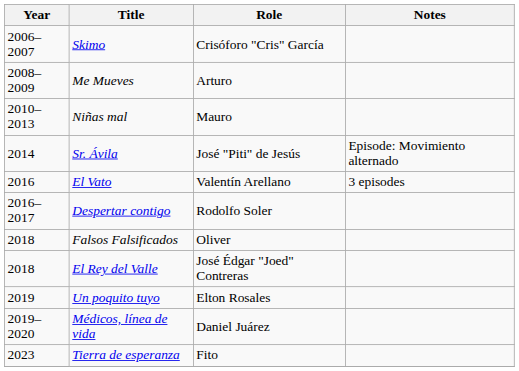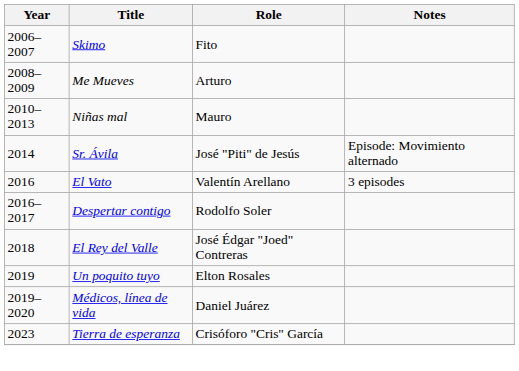(260, 44) Crisóforo "Cris" García -> (206, 44) Fito
- row: (125, 239)
(207, 355) Fito -> (259, 334) Crisóforo "Cris" García
